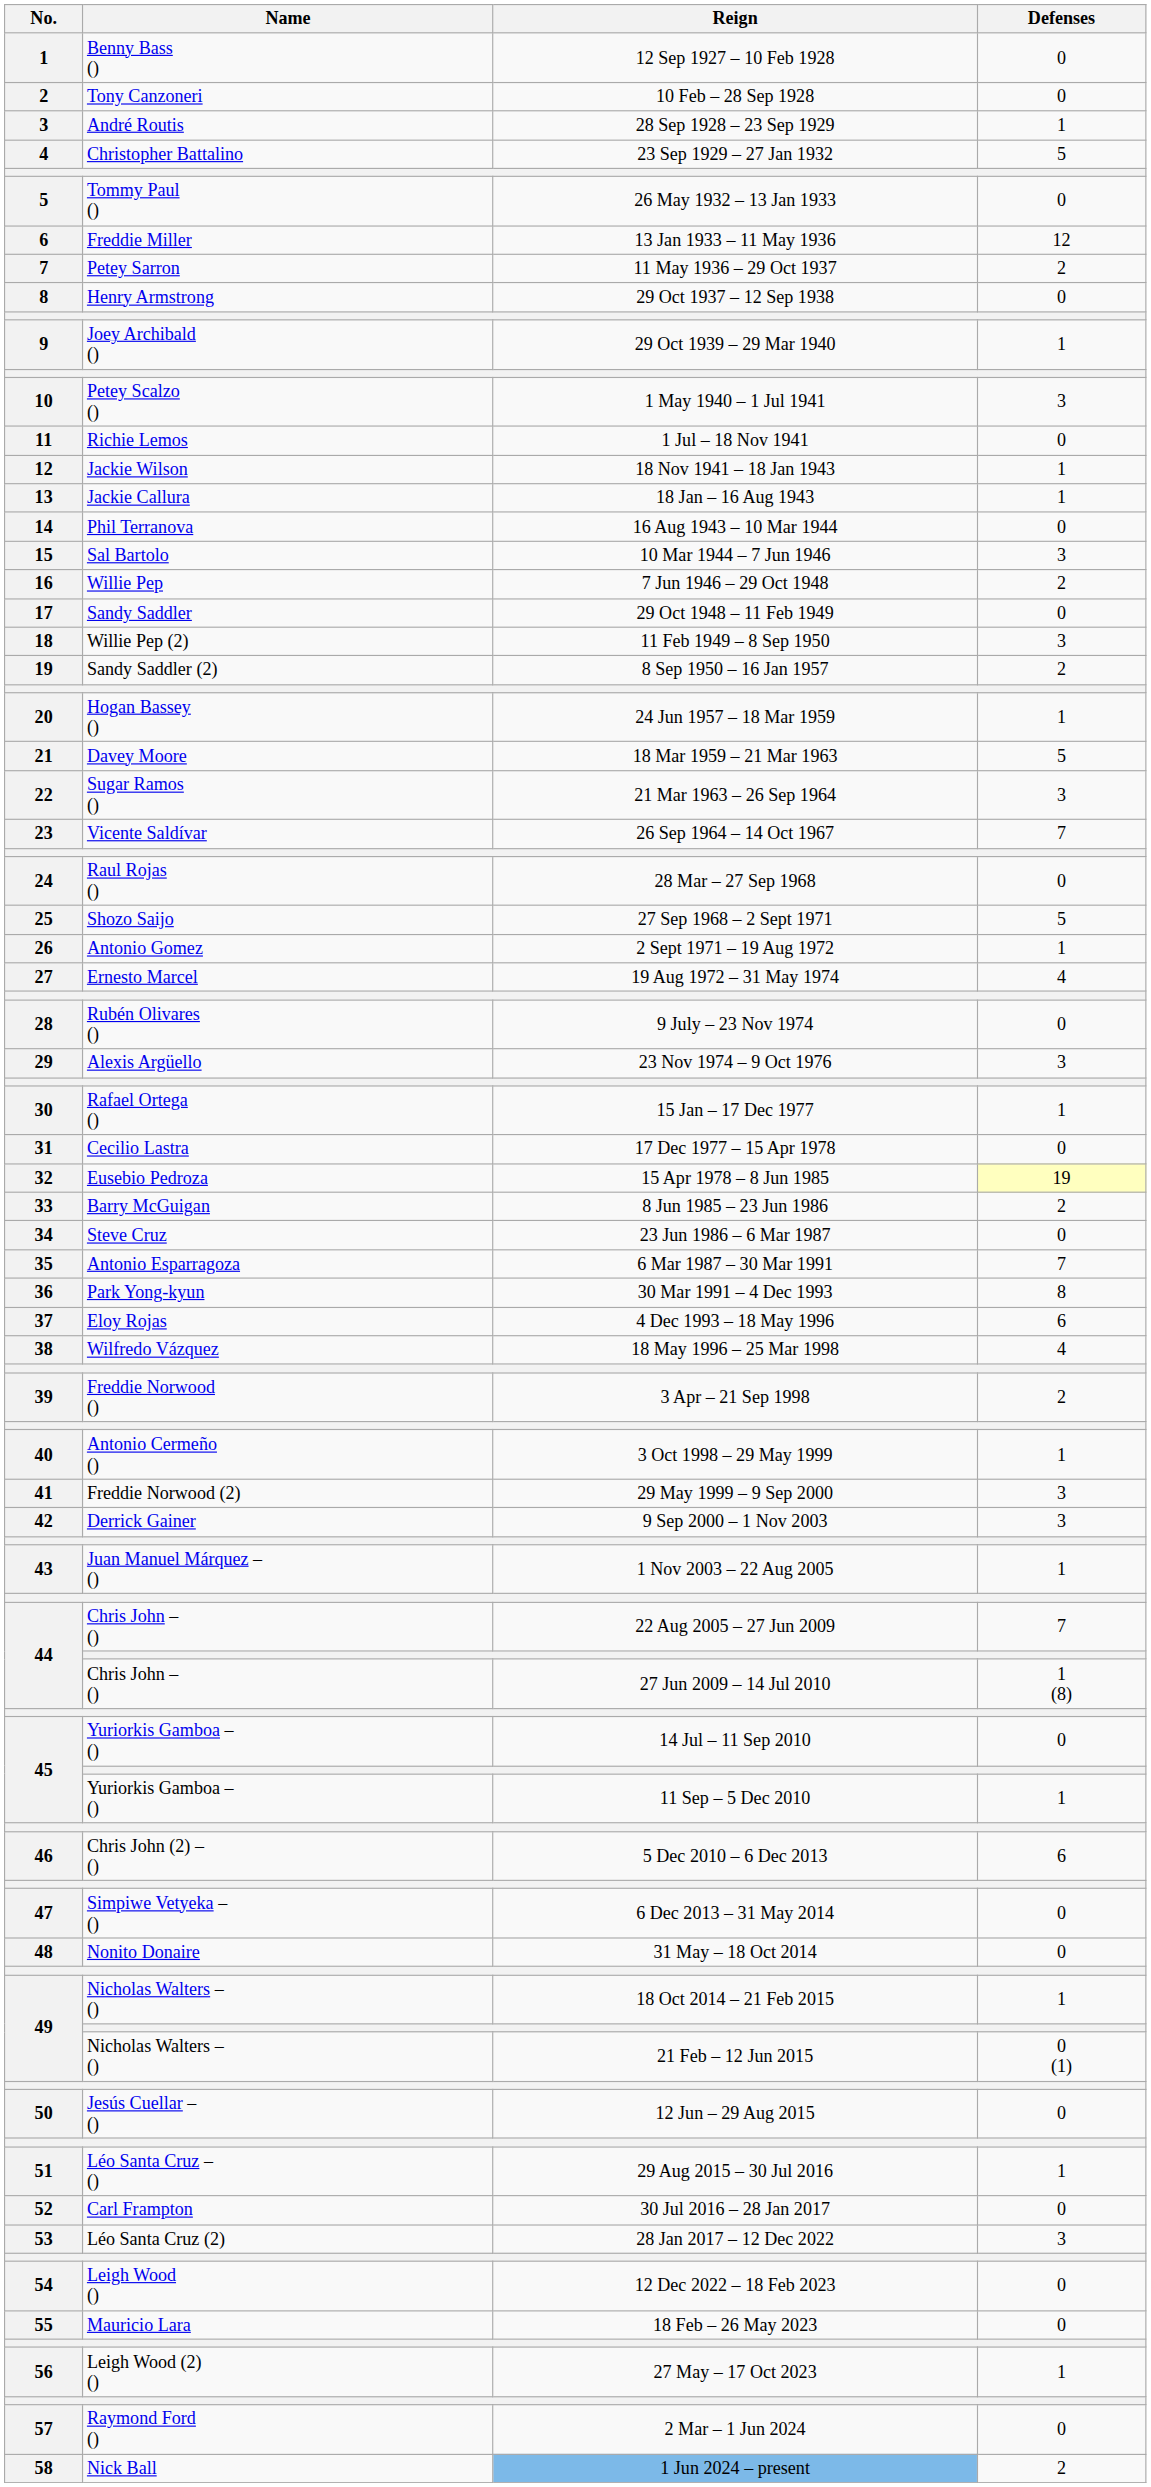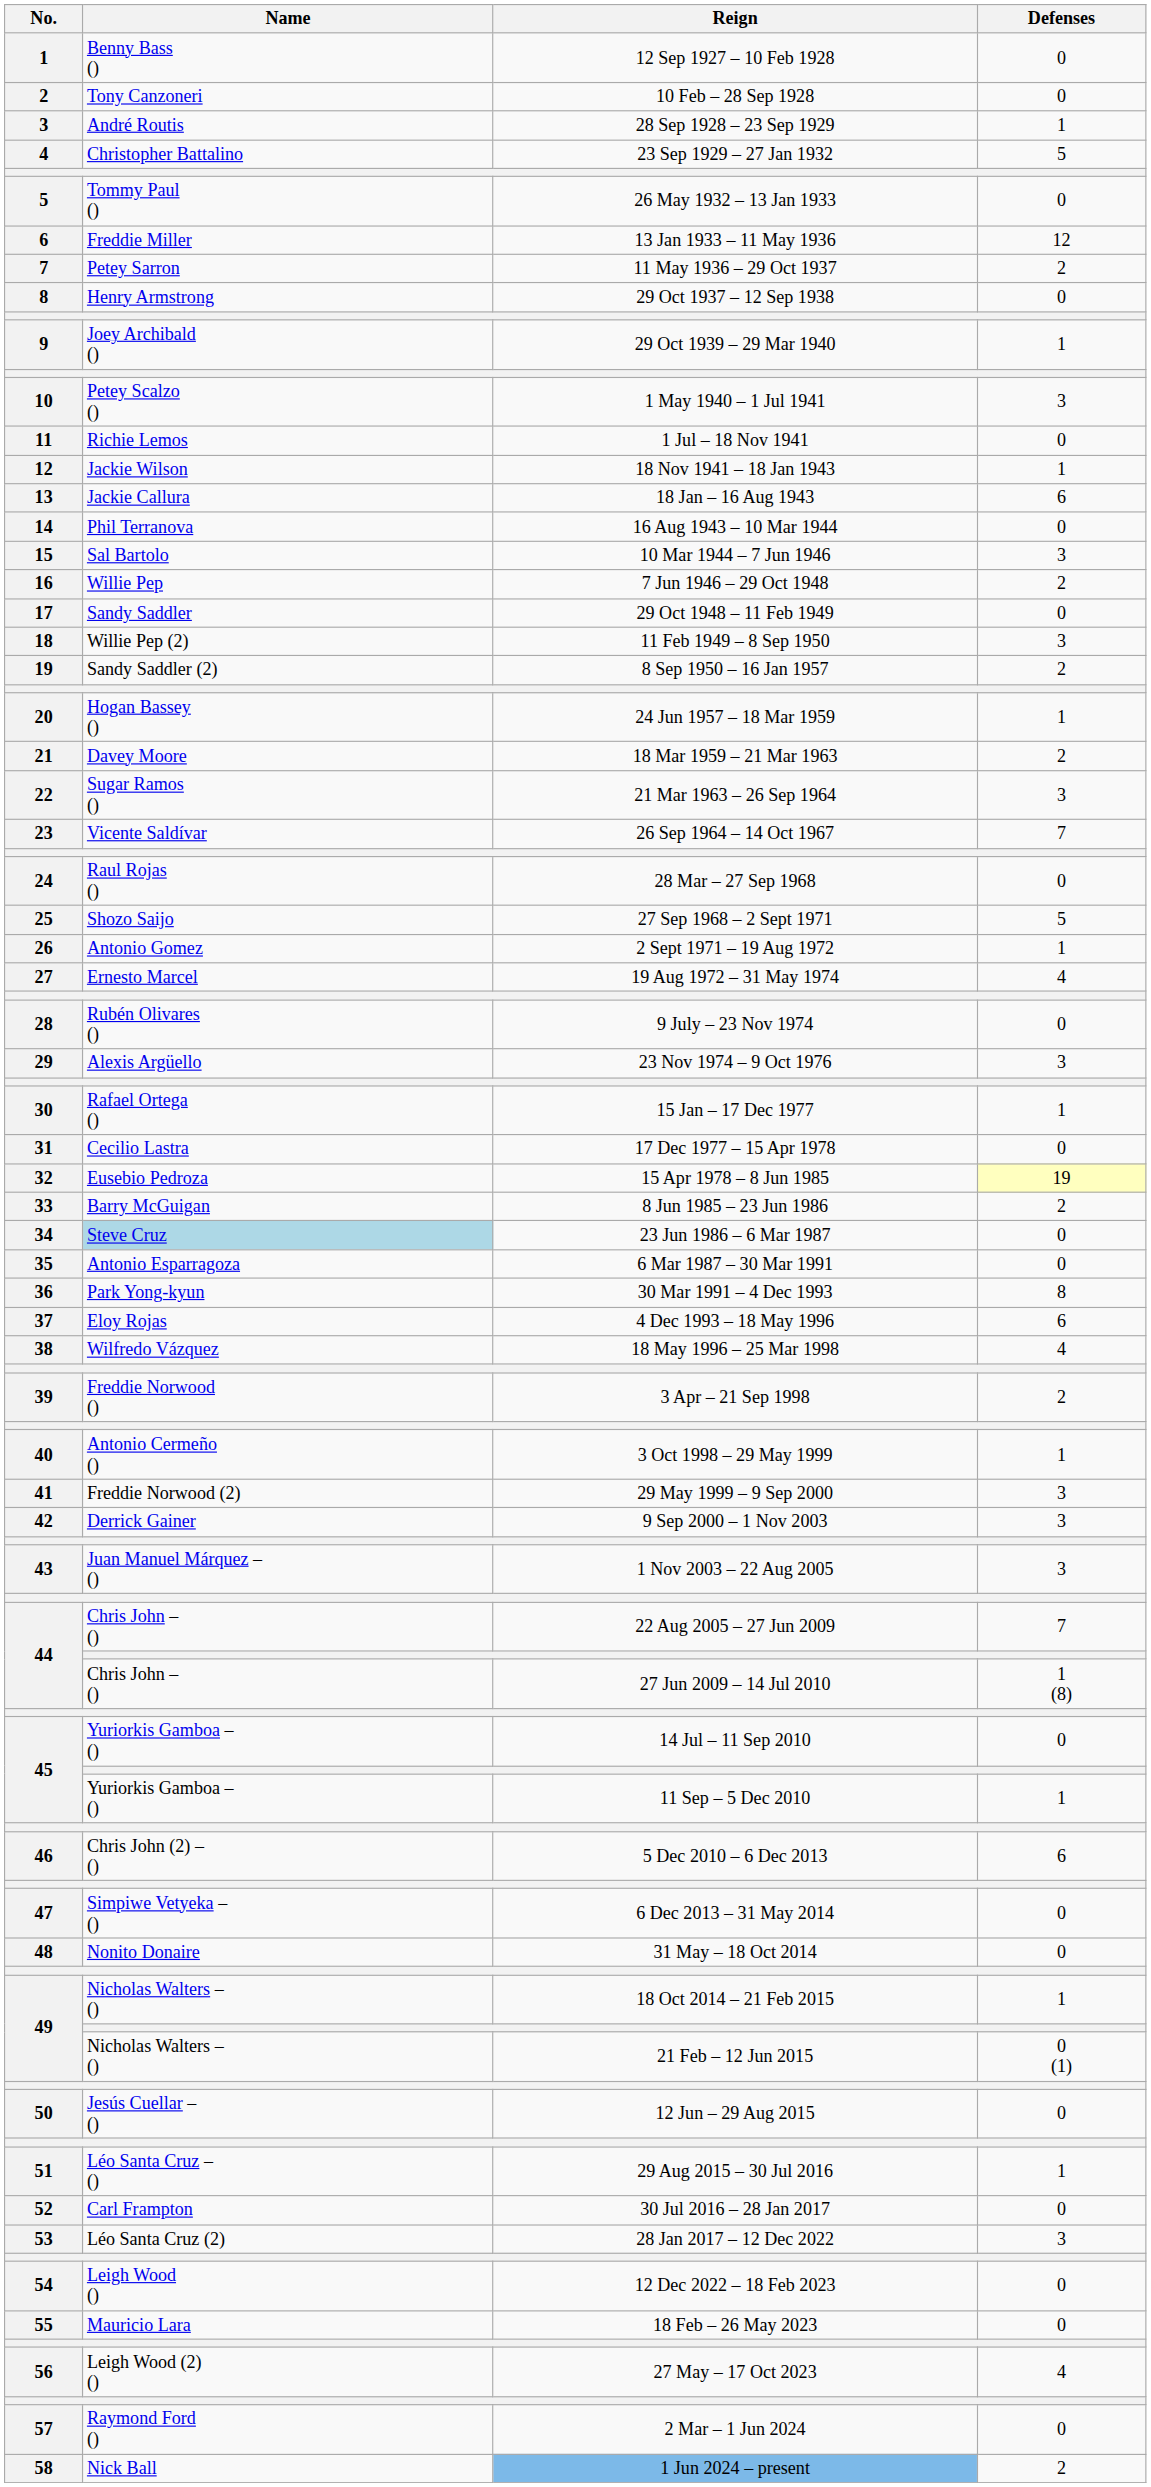(1062, 497) 1 -> (1062, 497) 6
(1062, 756) 5 -> (1062, 756) 2
(127, 1235) no background -> (127, 1235) lightblue background
(1062, 1263) 7 -> (1062, 1263) 0
(1062, 1569) 1 -> (1062, 1569) 3
(1062, 2371) 1 -> (1062, 2371) 4
